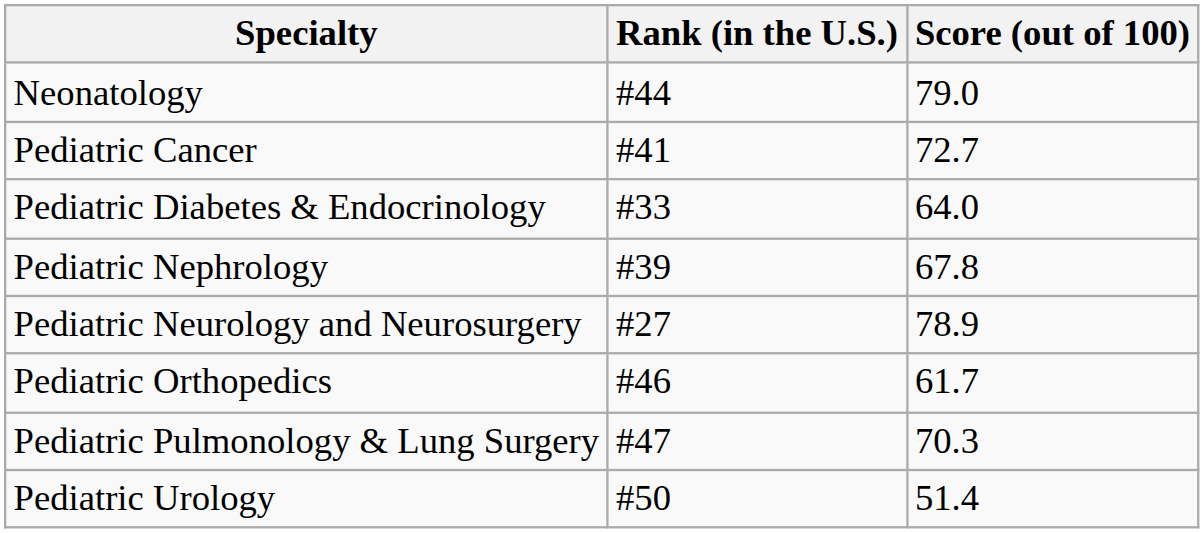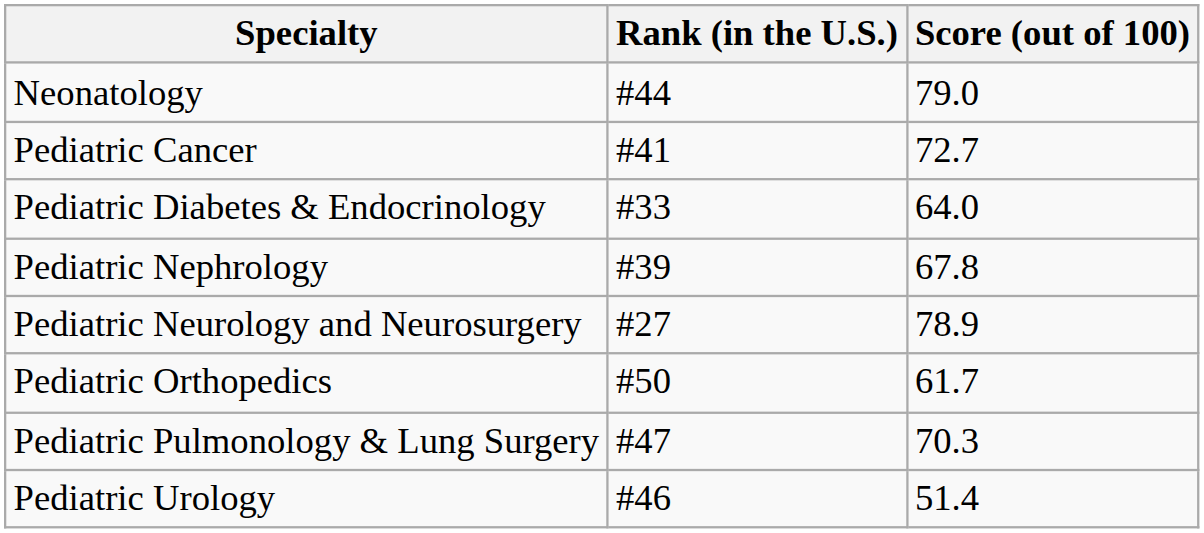(643, 382) #46 -> (643, 382) #50
(643, 498) #50 -> (643, 498) #46
